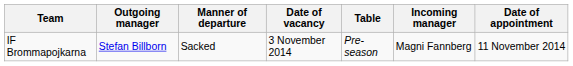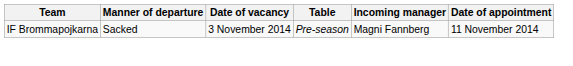- column: (137, 18)
